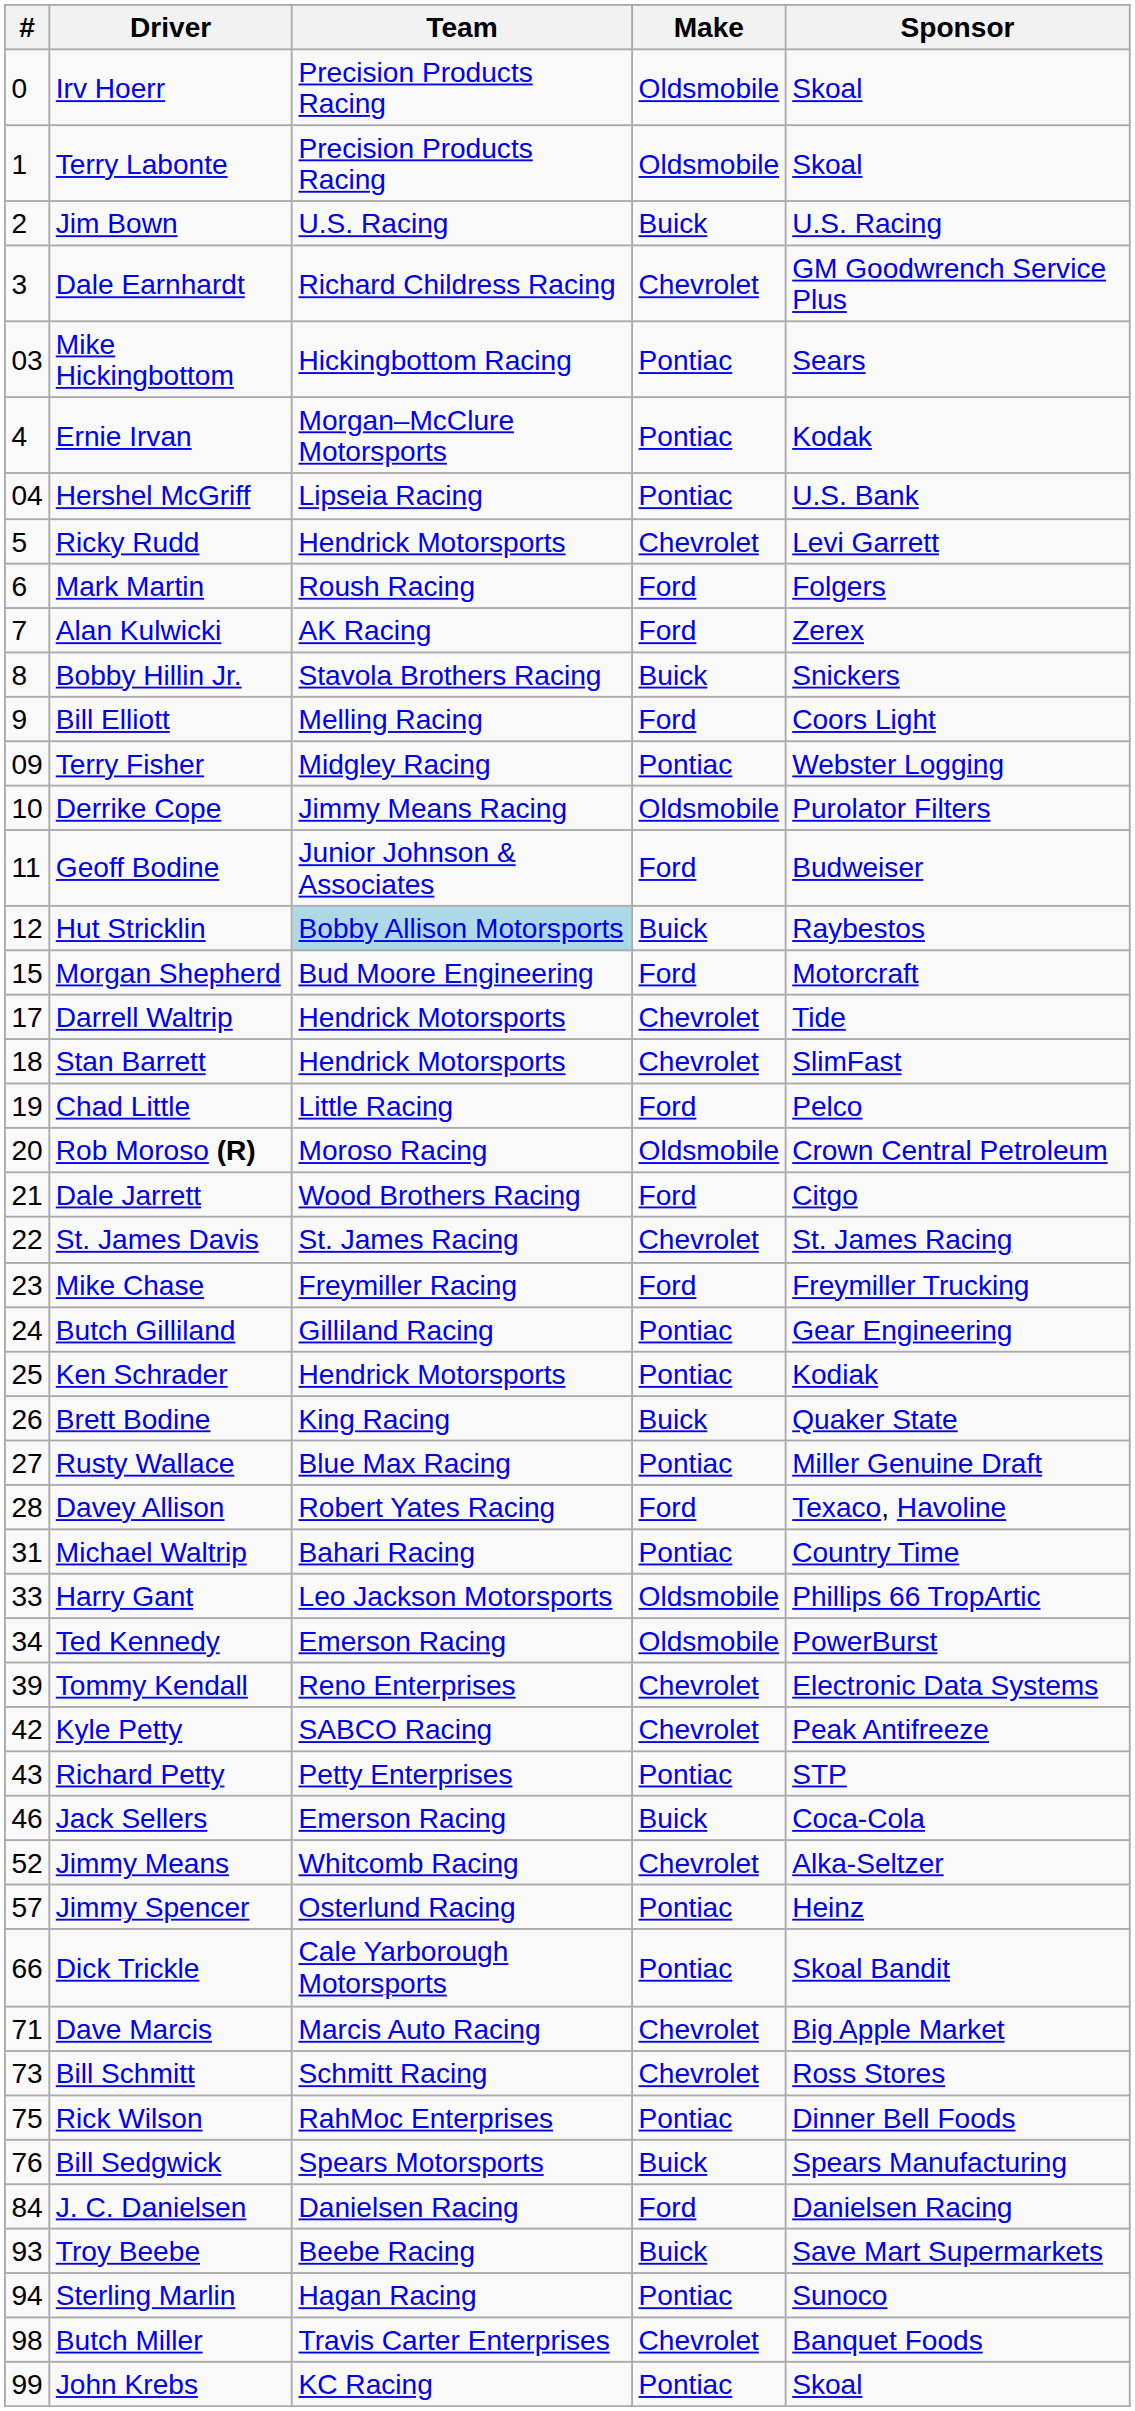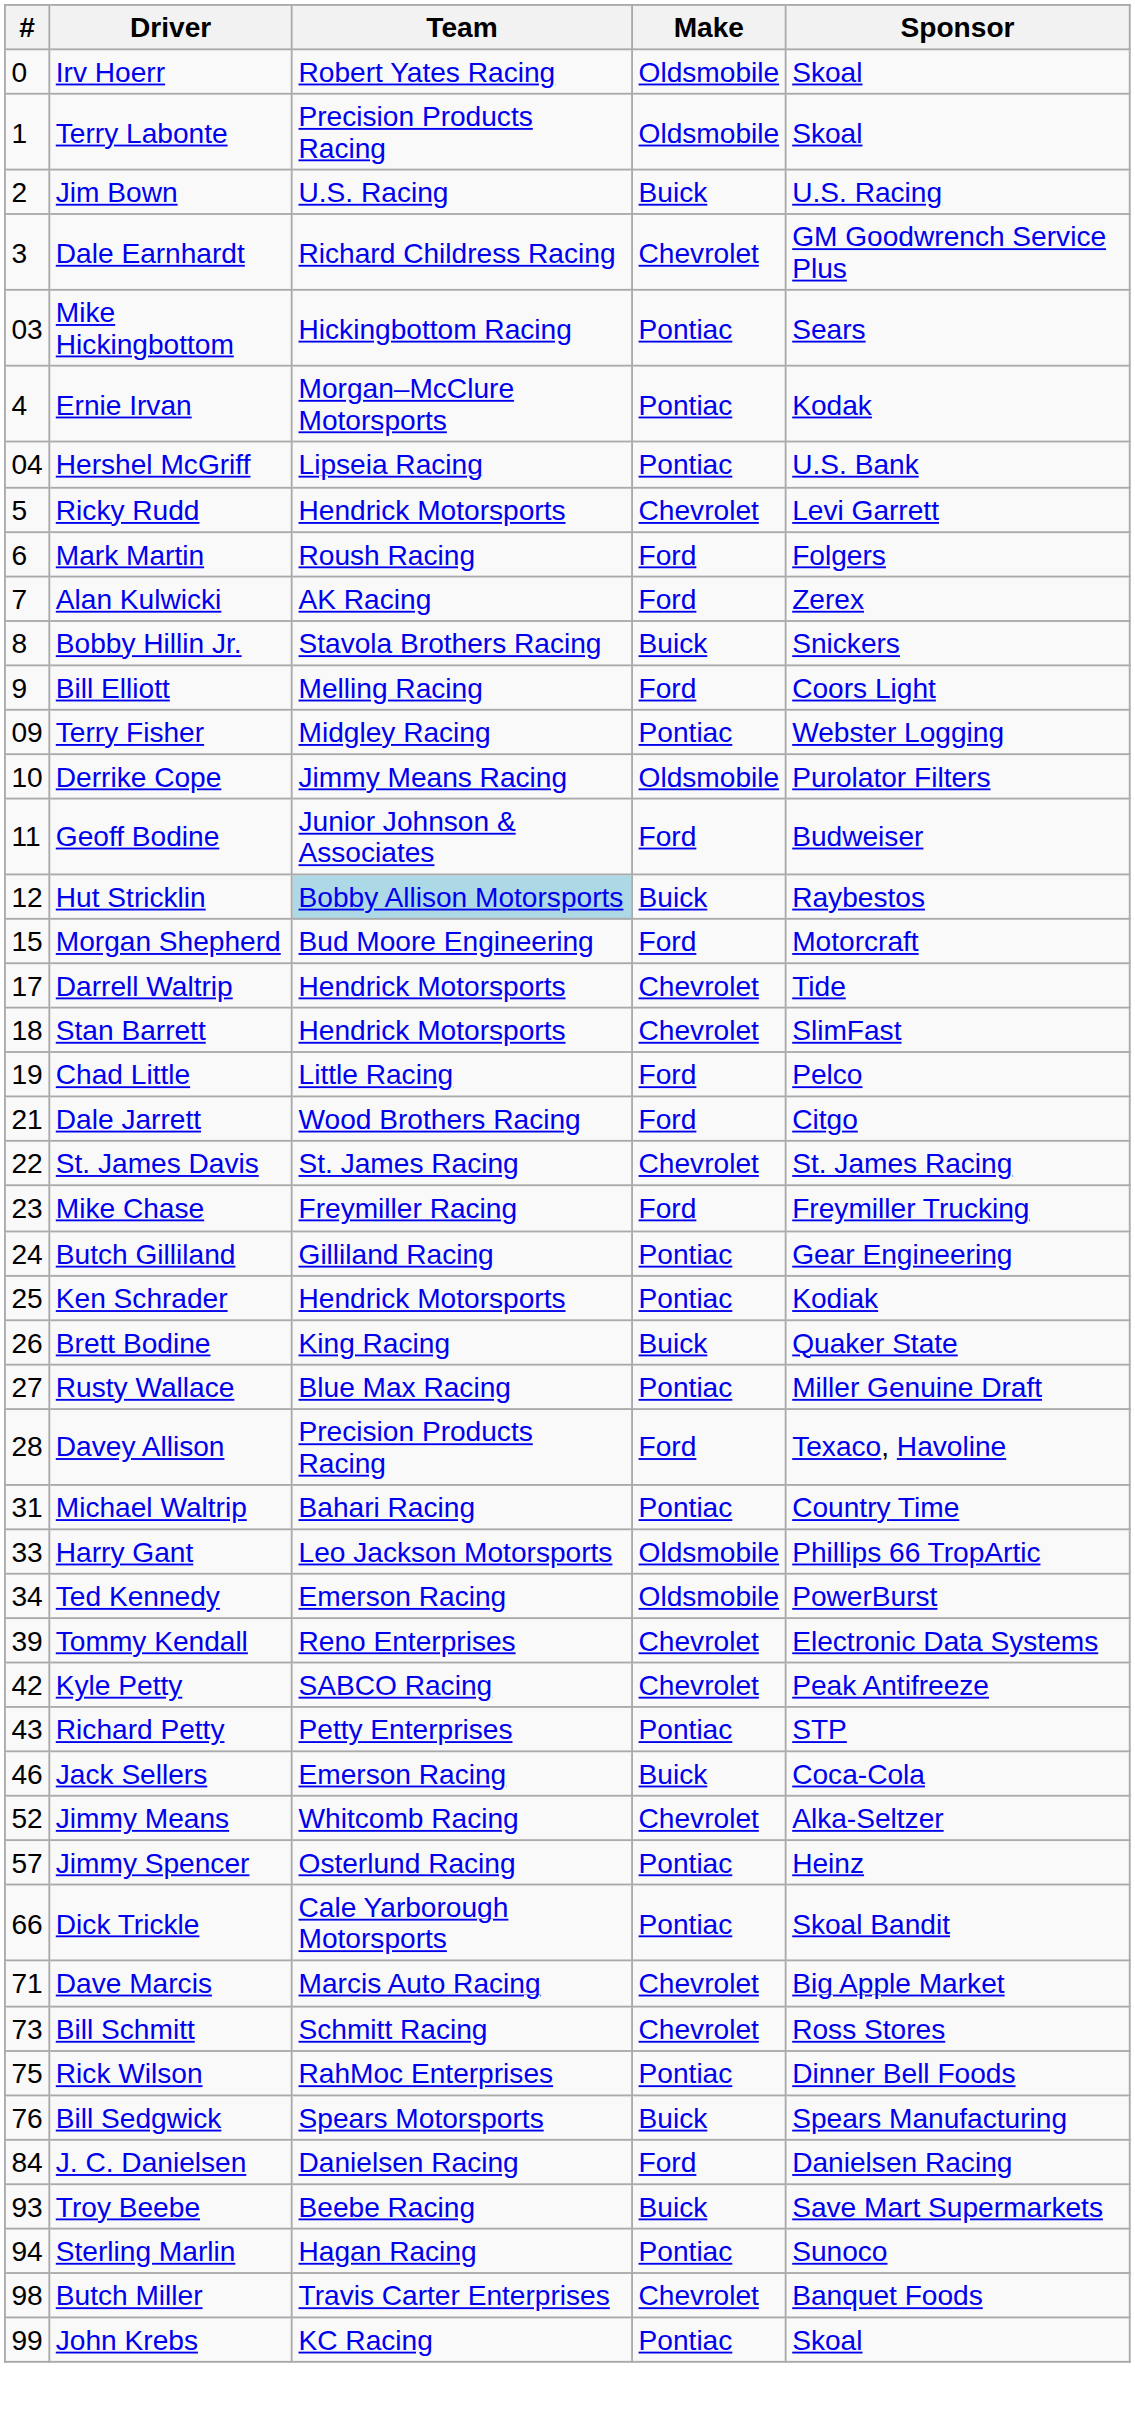(416, 88) Precision Products Racing -> (427, 72) Robert Yates Racing
- row: (156, 1151)
(427, 1507) Robert Yates Racing -> (416, 1447) Precision Products Racing
